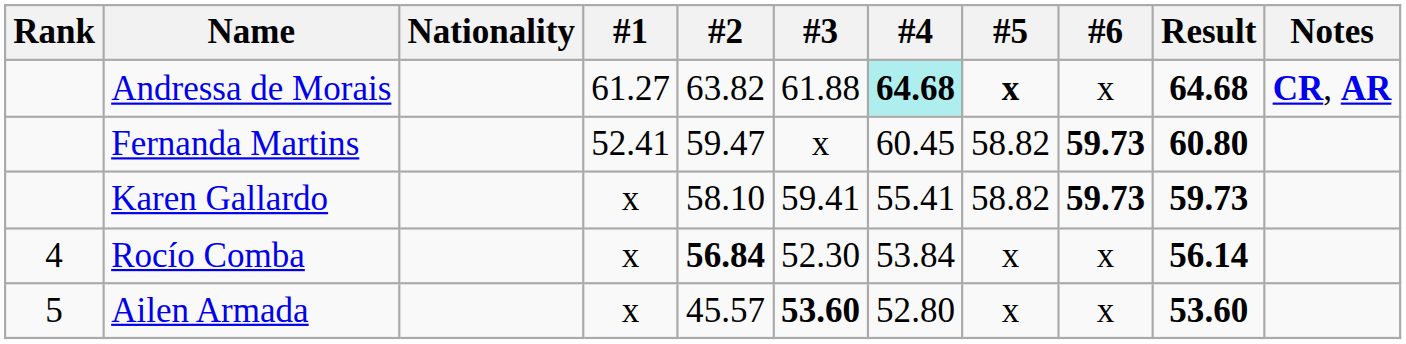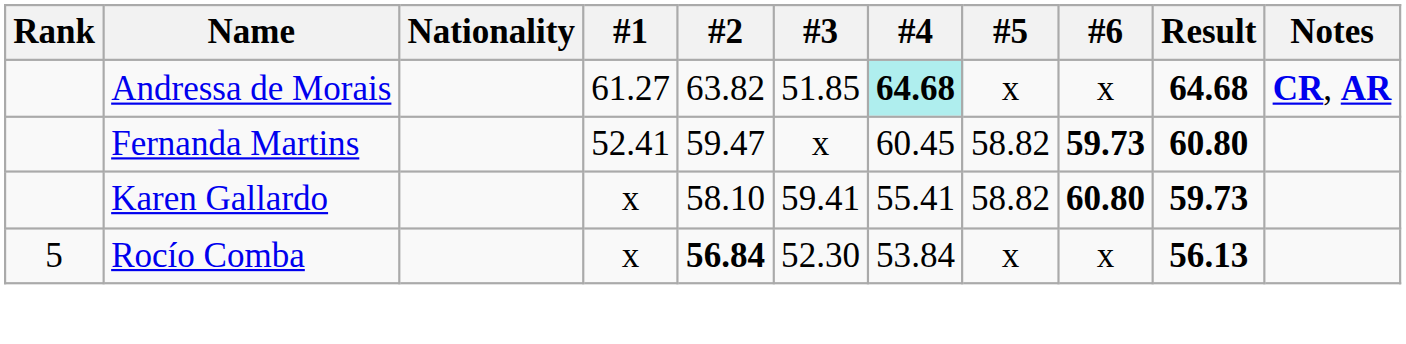(821, 87) 61.88 -> (821, 87) 51.85
(1011, 87) bold -> (1011, 87) normal
(1106, 198) 59.73 -> (1106, 198) 60.80
(54, 254) 4 -> (54, 254) 5
(1209, 254) 56.14 -> (1209, 254) 56.13
- row: (210, 310)
